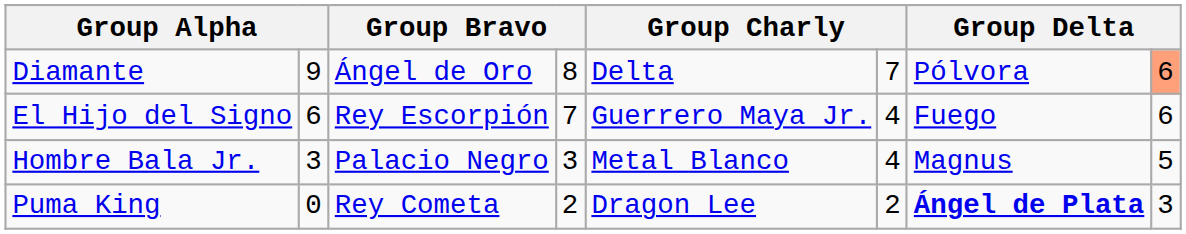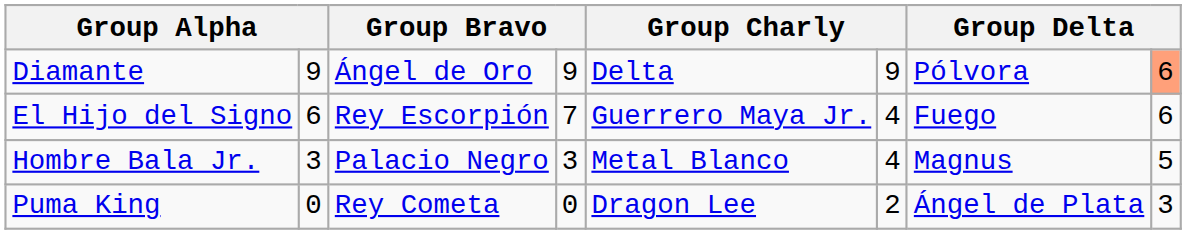(570, 72) 8 -> (570, 72) 9
(893, 72) 7 -> (893, 72) 9
(570, 206) 2 -> (570, 206) 0
(1029, 206) bold -> (1029, 206) normal
